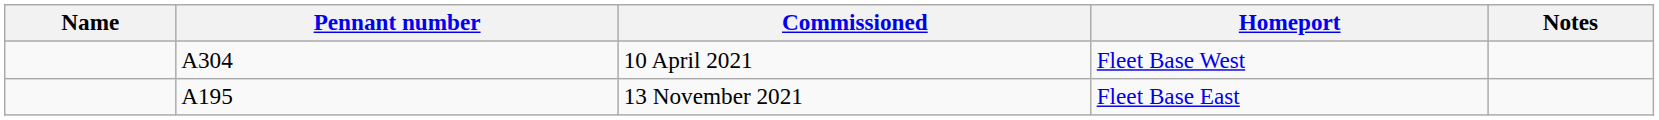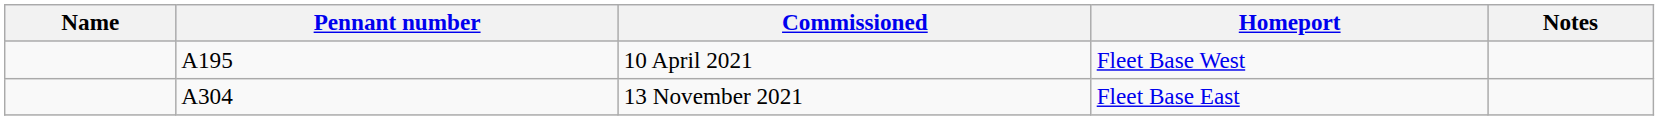(207, 59) A304 -> (207, 59) A195
(207, 96) A195 -> (207, 96) A304
